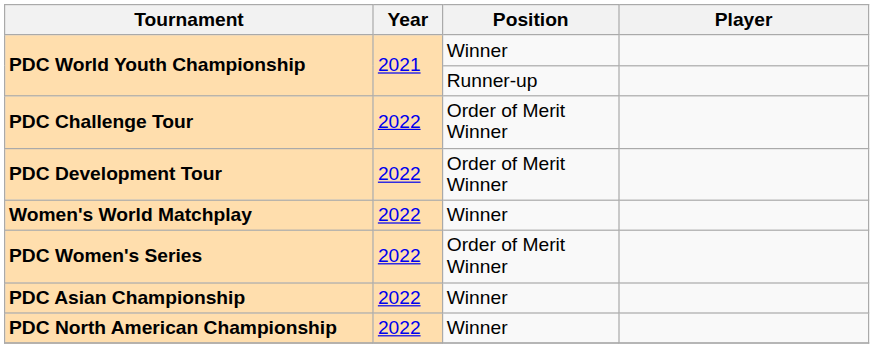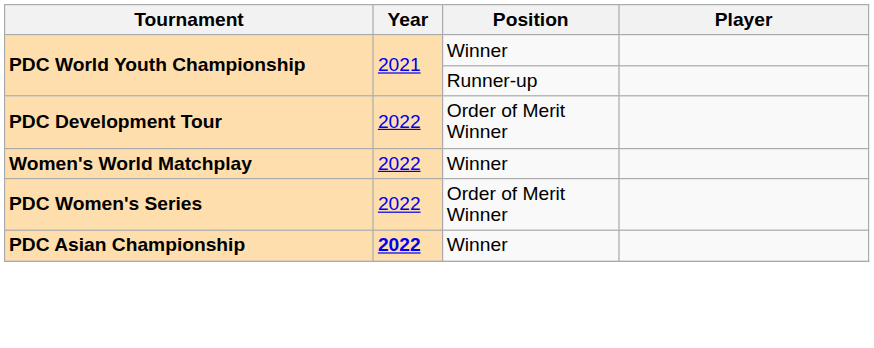- row: (101, 121)
(399, 297) normal -> (399, 245) bold
- row: (173, 328)
